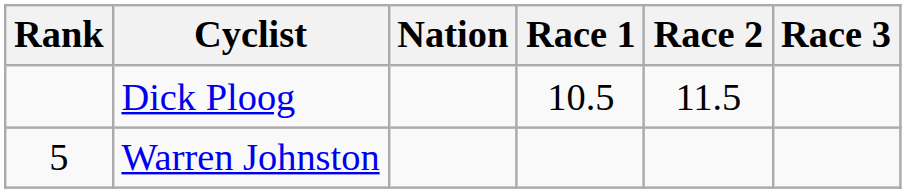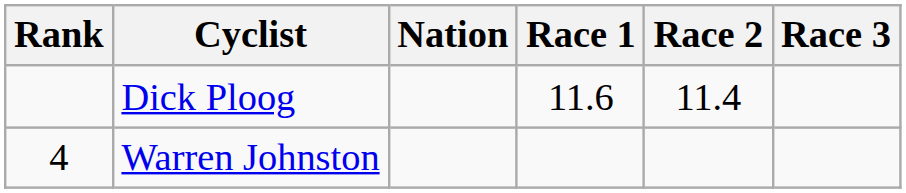(581, 95) 10.5 -> (581, 95) 11.6
(708, 95) 11.5 -> (708, 95) 11.4
(59, 156) 5 -> (59, 156) 4
